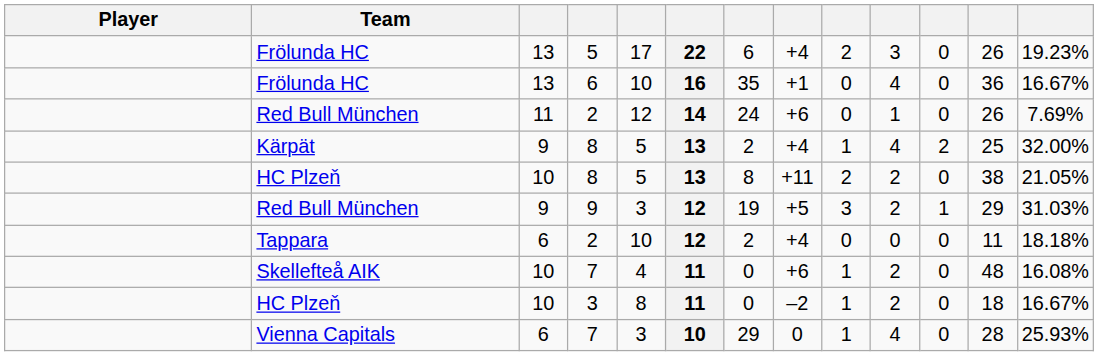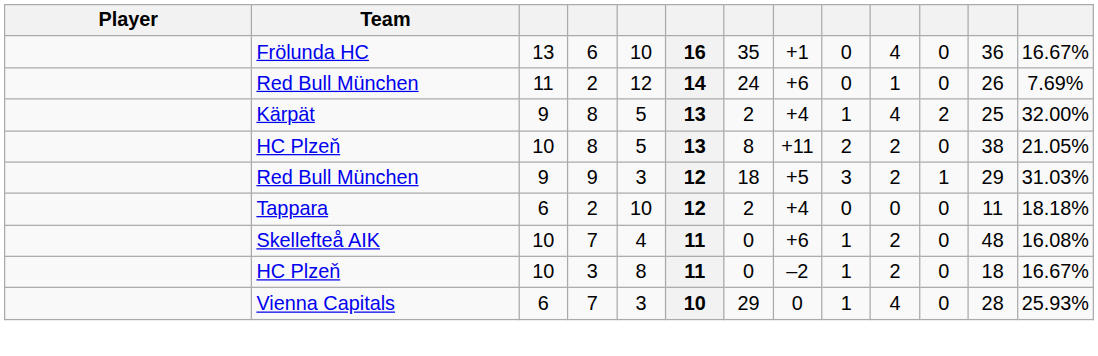- row: (313, 51)
(749, 209) 19 -> (749, 177) 18
